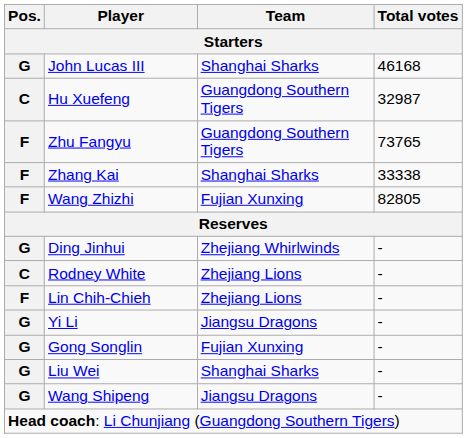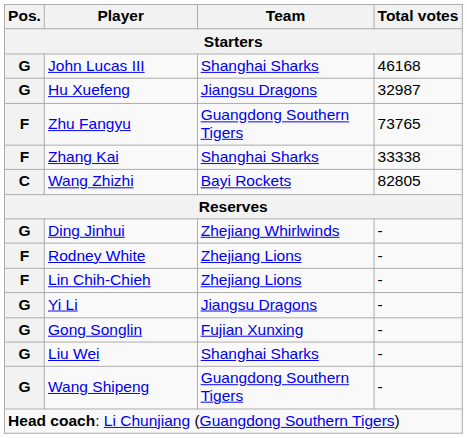(24, 99) C -> (24, 90) G
(275, 99) Guangdong Southern Tigers -> (259, 90) Jiangsu Dragons
(24, 199) F -> (24, 181) C
(252, 199) Fujian Xunxing -> (246, 181) Bayi Rockets
(24, 273) C -> (24, 255) F
(259, 396) Jiangsu Dragons -> (275, 387) Guangdong Southern Tigers
